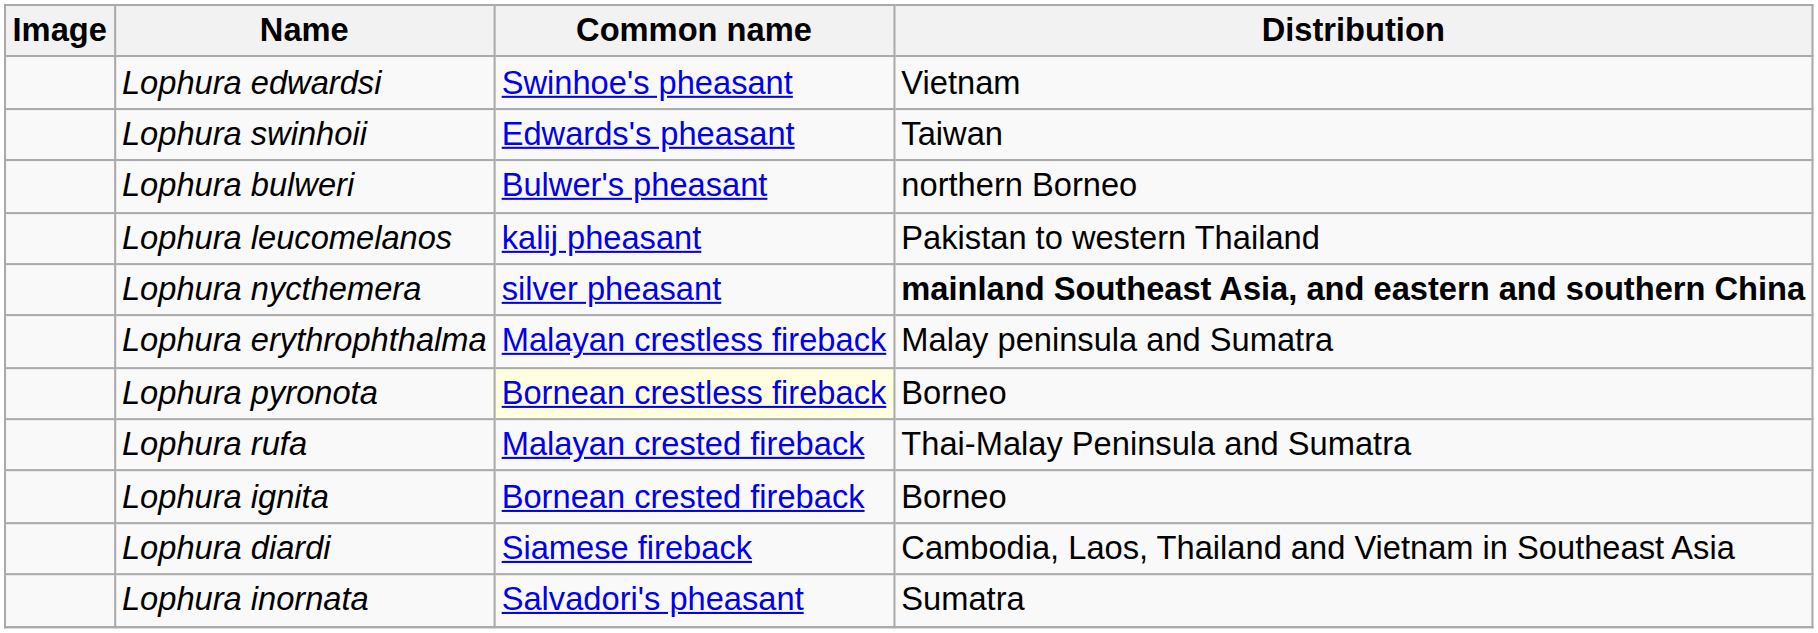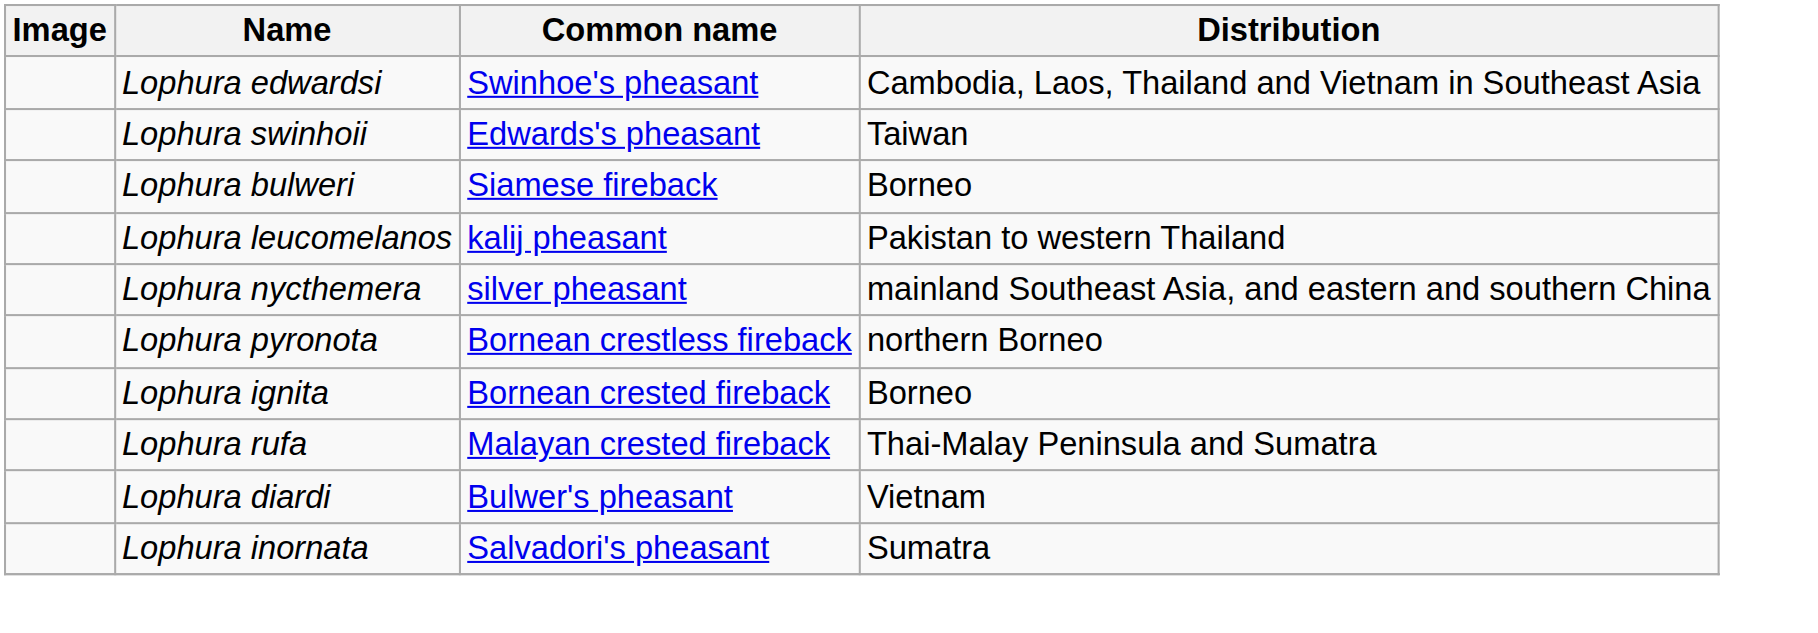(961, 82) Vietnam -> (1284, 82) Cambodia, Laos, Thailand and Vietnam in Southeast Asia
(635, 185) Bulwer's pheasant -> (592, 185) Siamese fireback
(1019, 185) northern Borneo -> (920, 185) Borneo
(1353, 289) bold -> (1289, 289) normal
- row: (304, 340)
(694, 392) lightyellow background -> (660, 340) no background
(954, 392) Borneo -> (985, 340) northern Borneo
rows swapped: (214, 444) <-> (225, 496)
(627, 548) Siamese fireback -> (600, 496) Bulwer's pheasant
(1318, 548) Cambodia, Laos, Thailand and Vietnam in Southeast Asia -> (926, 496) Vietnam
